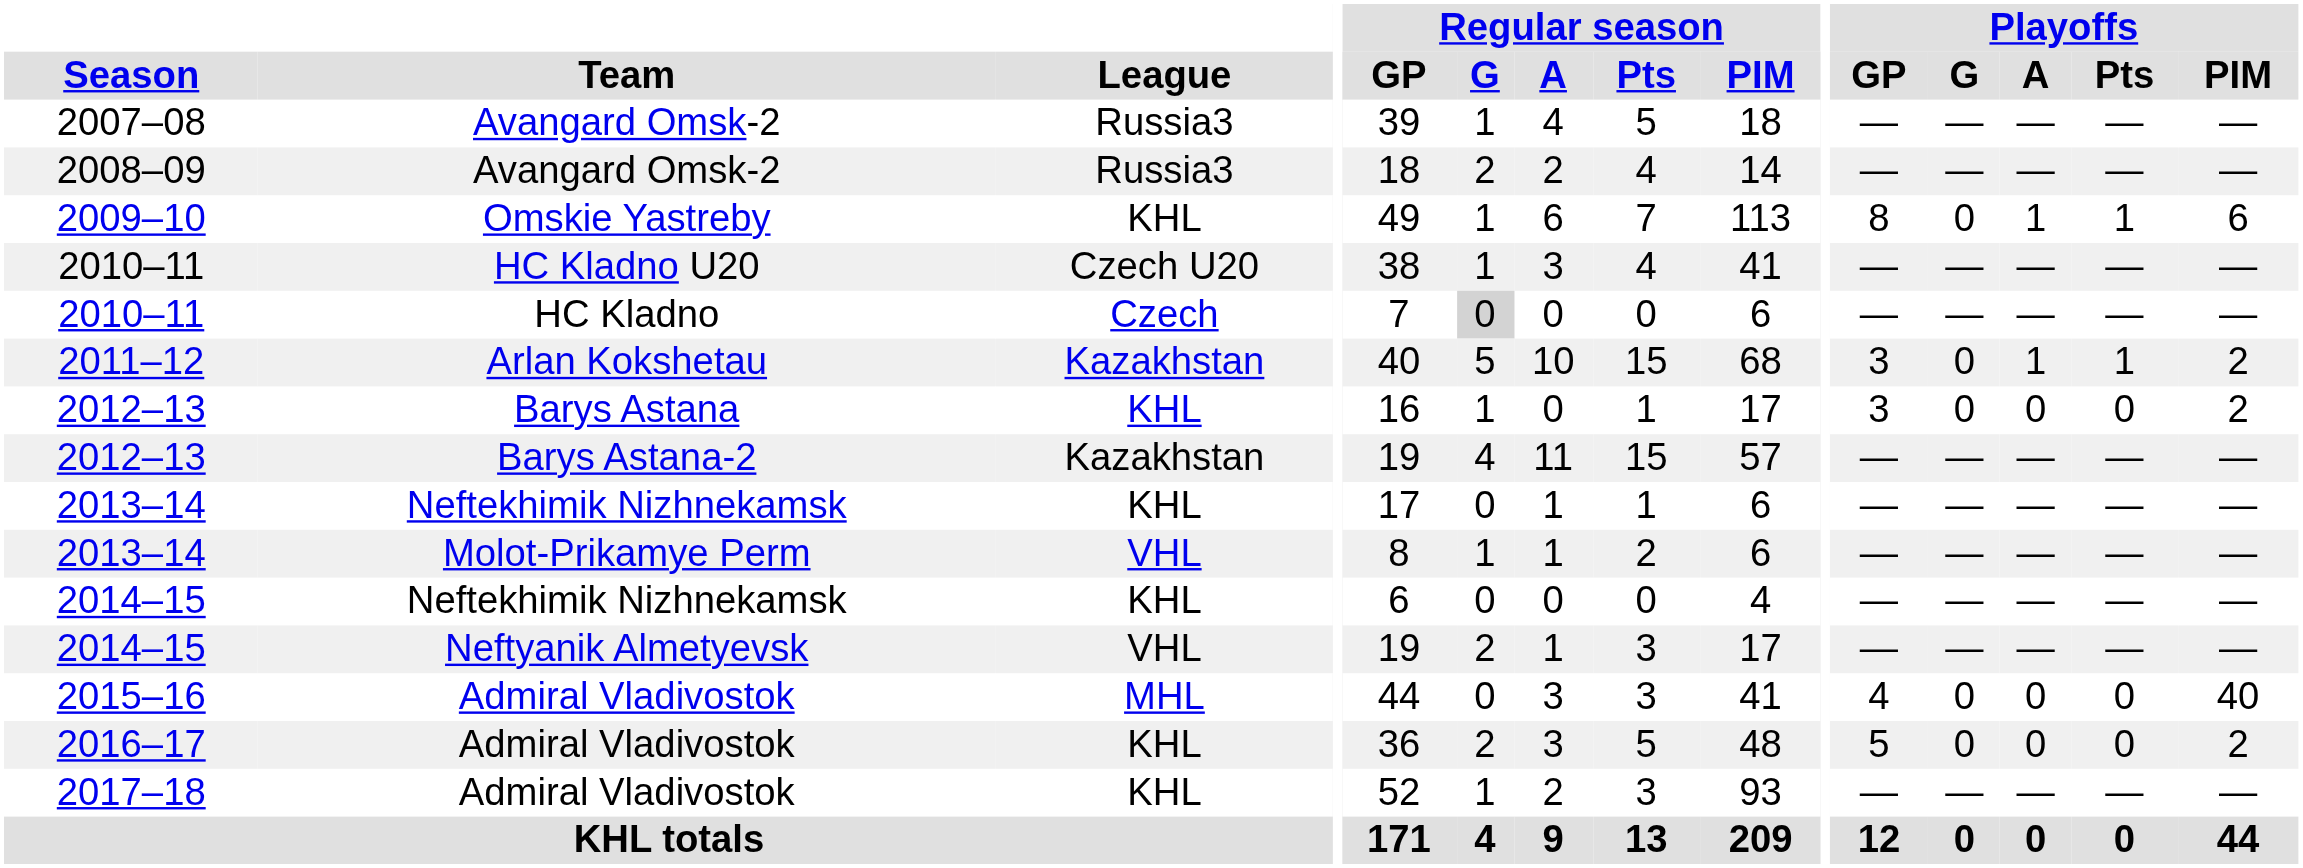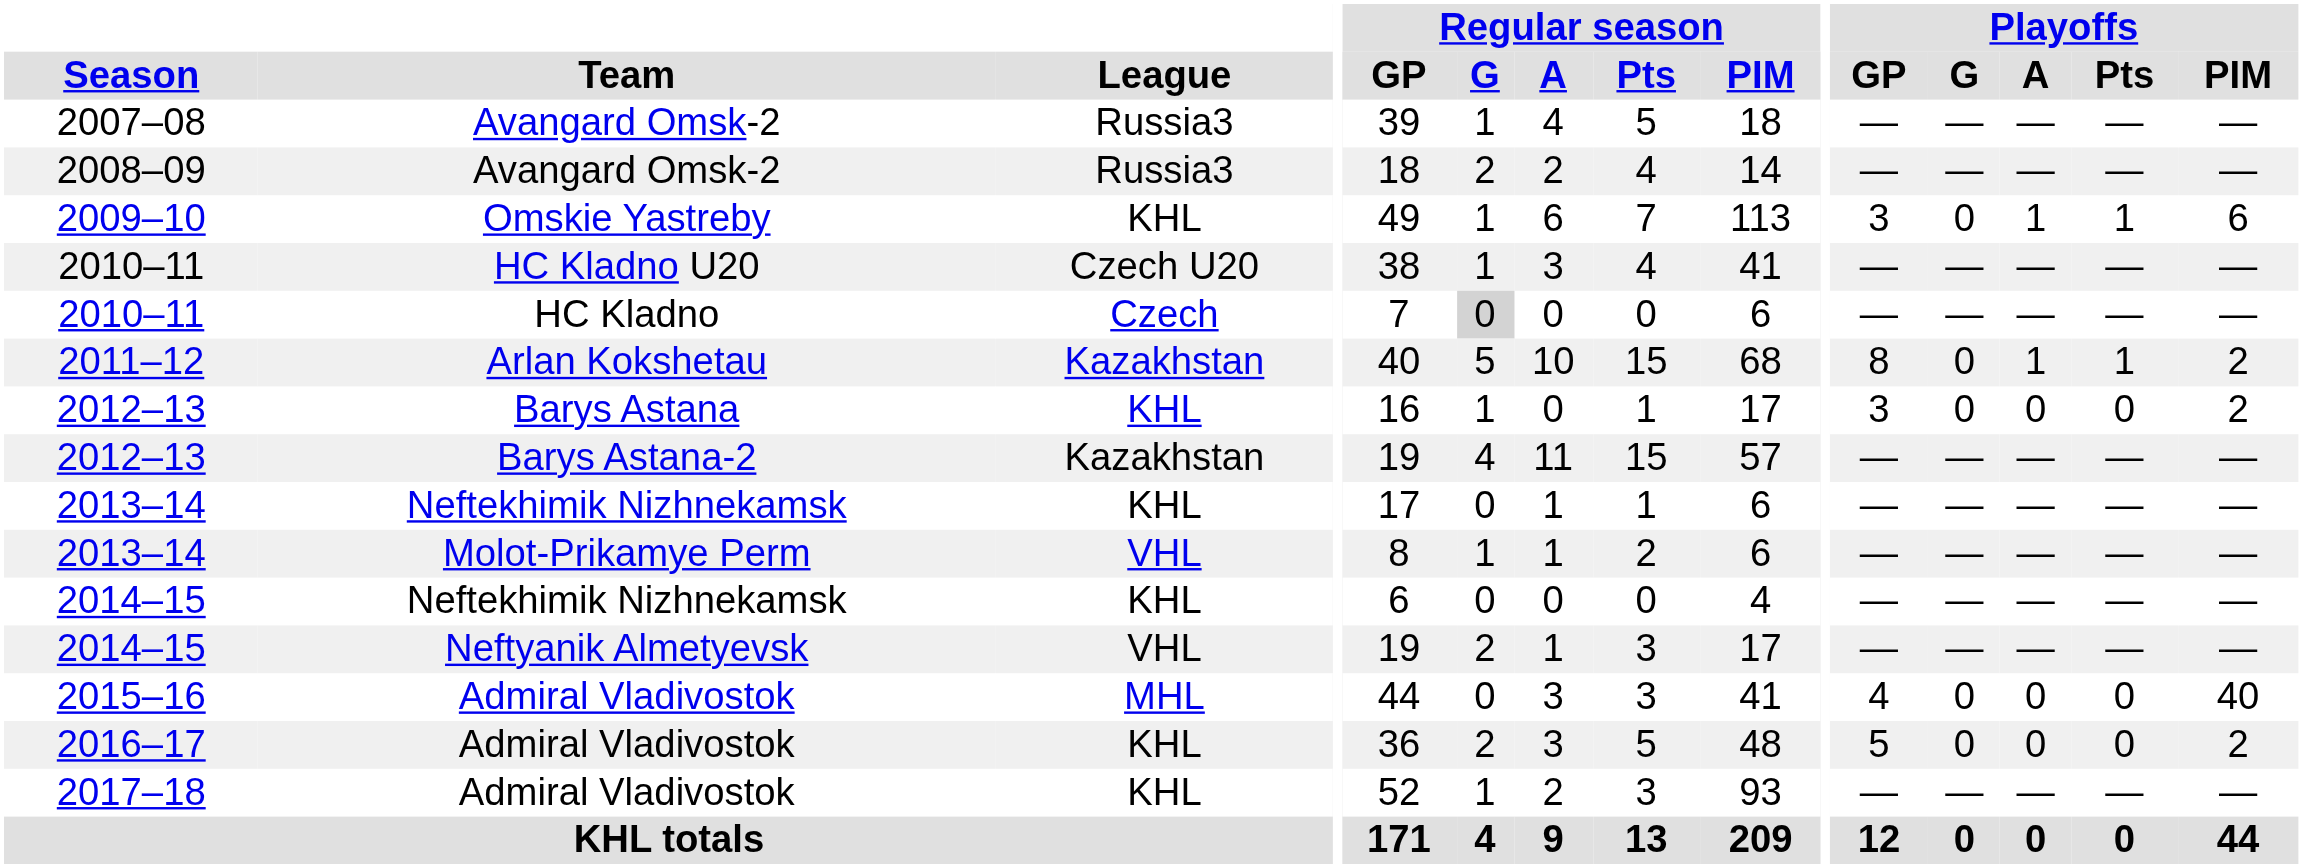(1879, 218) 8 -> (1879, 218) 3
(1879, 361) 3 -> (1879, 361) 8
